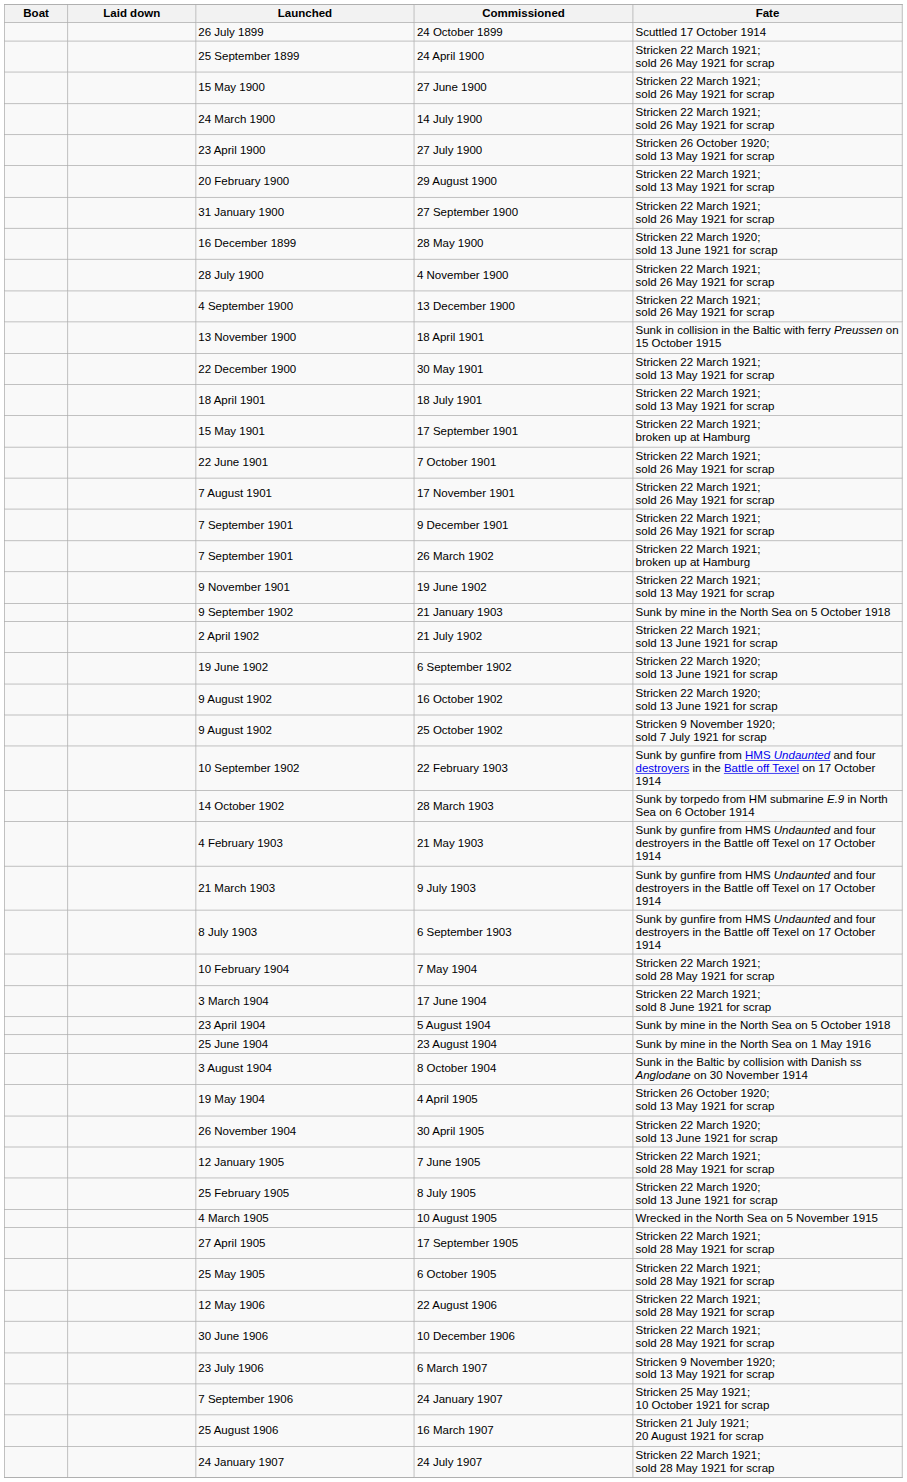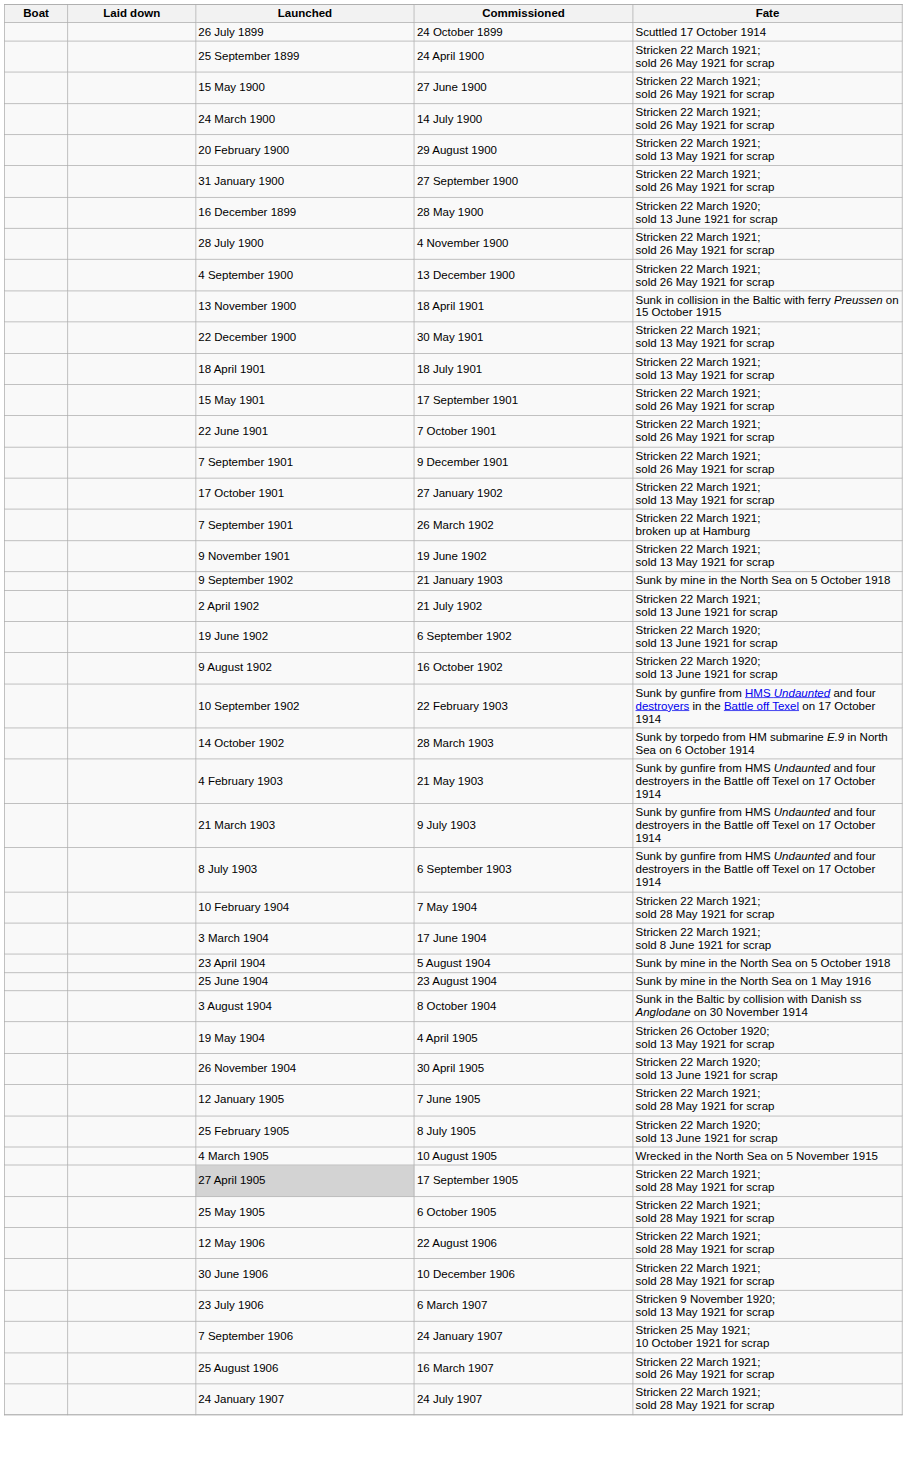- row: (450, 150)
(698, 431) Stricken 22 March 1921; broken up at Hamburg -> (705, 400) Stricken 22 March 1921; sold 26 May 1921 for scrap
- row: (466, 493)
+ row: (460, 493)
- row: (460, 730)
(232, 1243) no background -> (232, 1180) lightgrey background
(700, 1430) Stricken 21 July 1921; 20 August 1921 for scrap -> (705, 1368) Stricken 22 March 1921; sold 26 May 1921 for scrap
